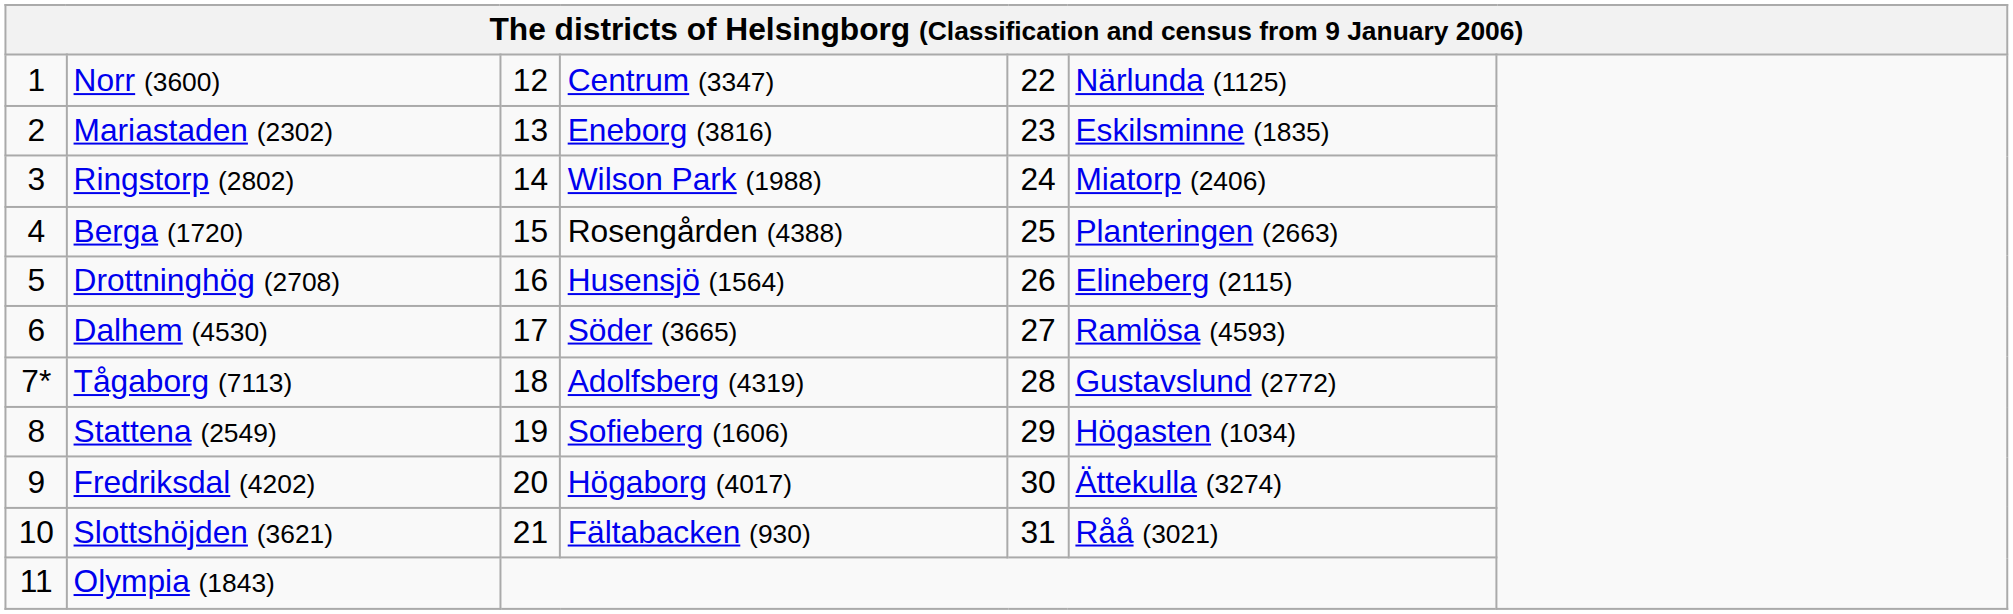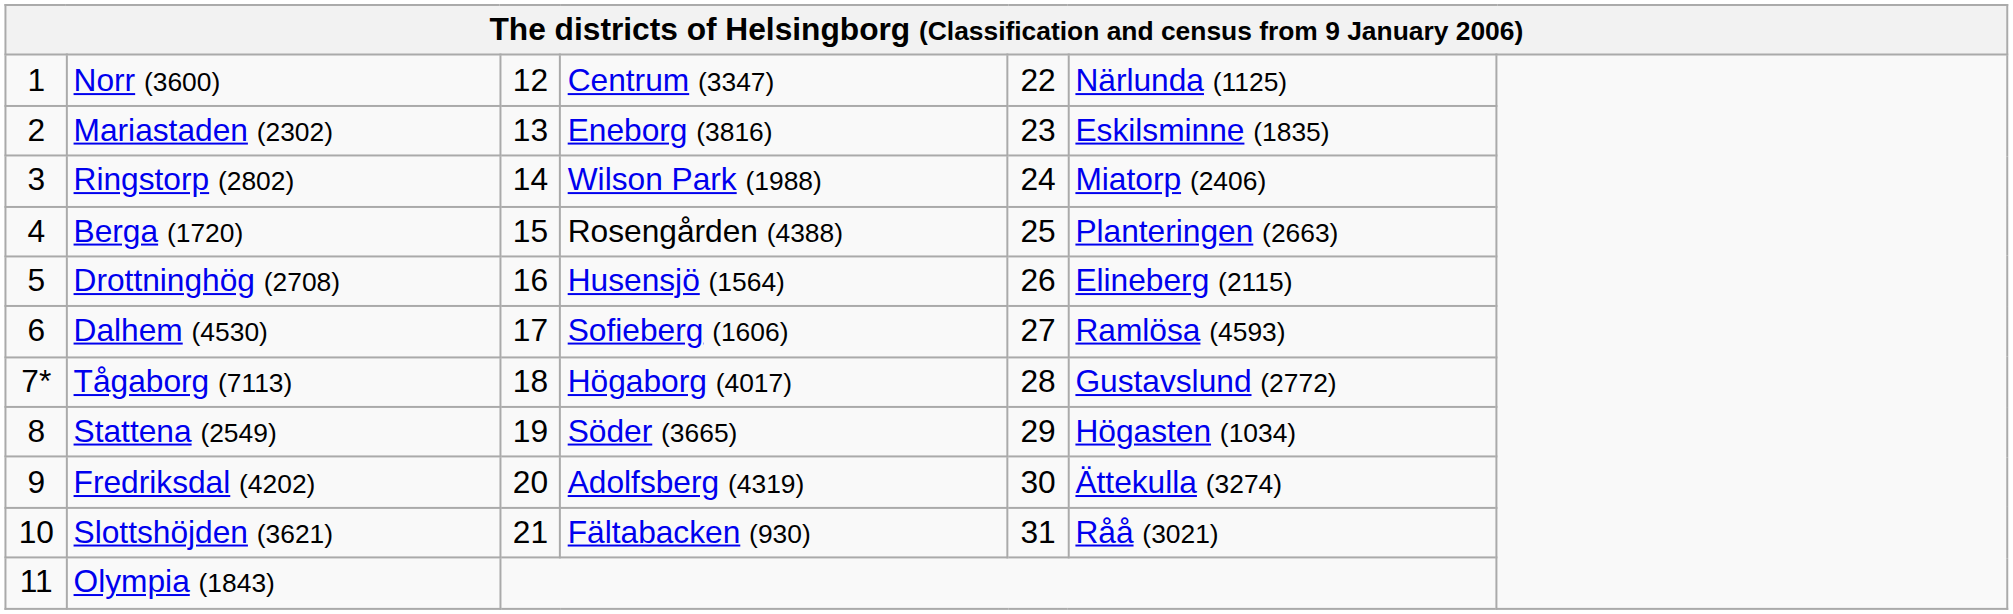(653, 331) Söder (3665) -> (678, 331) Sofieberg (1606)
(686, 381) Adolfsberg (4319) -> (680, 381) Högaborg (4017)
(678, 431) Sofieberg (1606) -> (653, 431) Söder (3665)
(680, 481) Högaborg (4017) -> (686, 481) Adolfsberg (4319)
